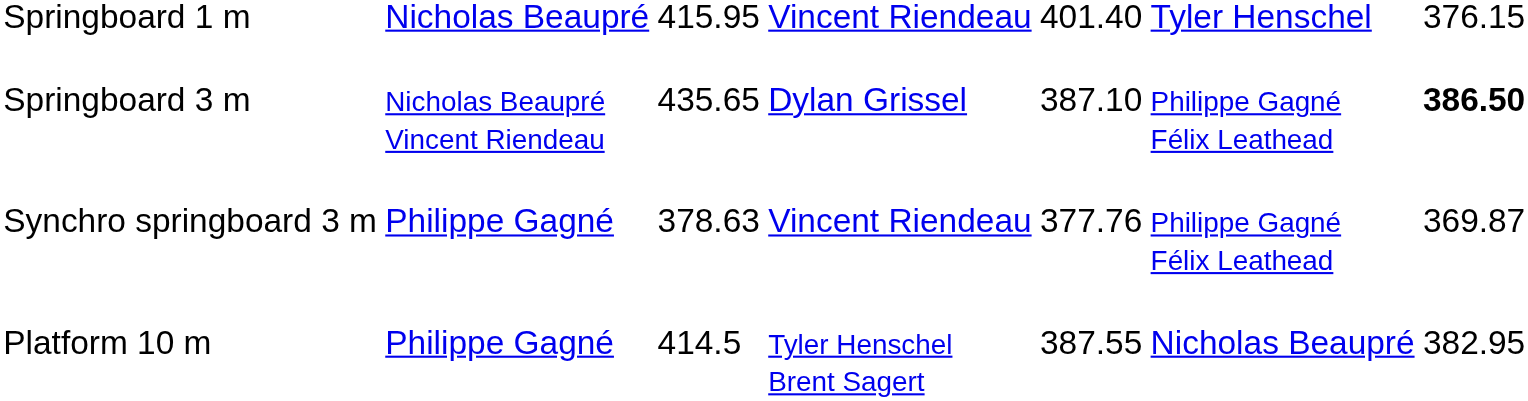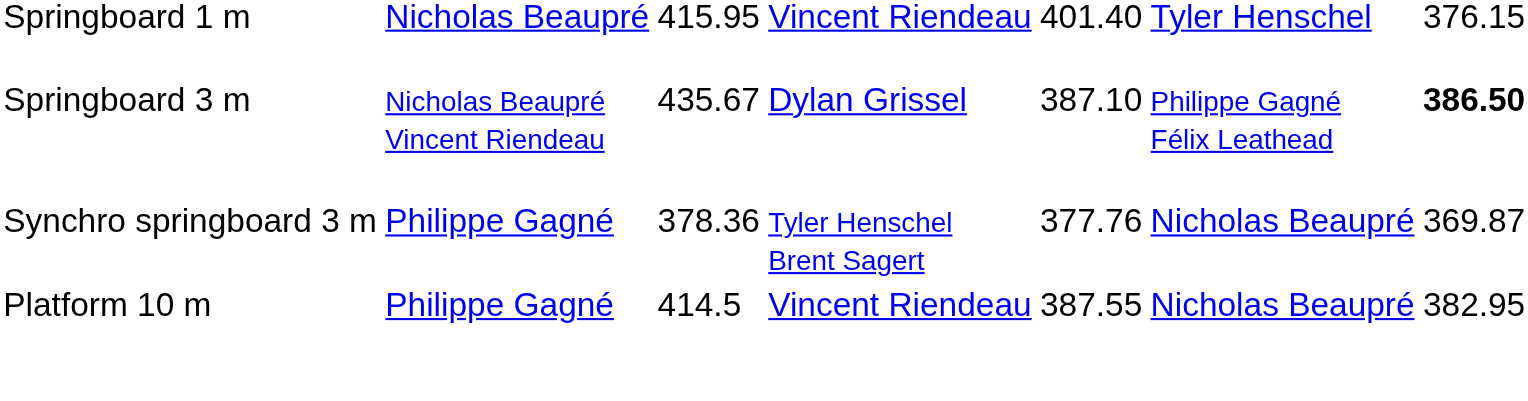(709, 100) 435.65 -> (709, 100) 435.67
(709, 221) 378.63 -> (709, 221) 378.36
(900, 221) Vincent Riendeau -> (860, 242) Tyler Henschel Brent Sagert
(1246, 242) Philippe Gagné Félix Leathead -> (1283, 221) Nicholas Beaupré
(860, 363) Tyler Henschel Brent Sagert -> (900, 304) Vincent Riendeau
